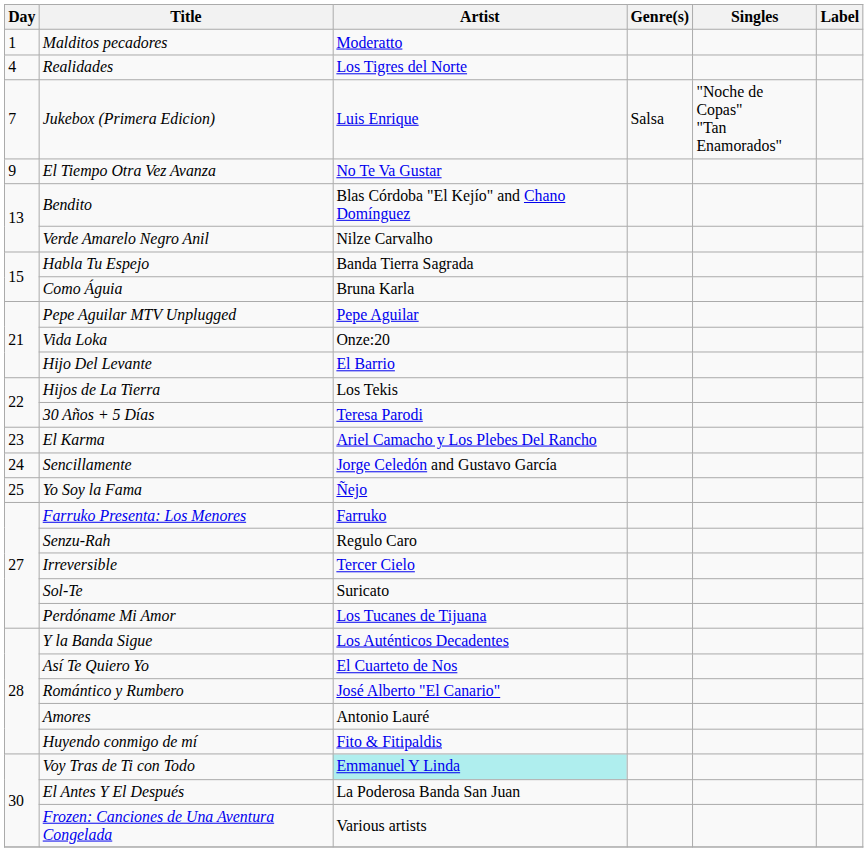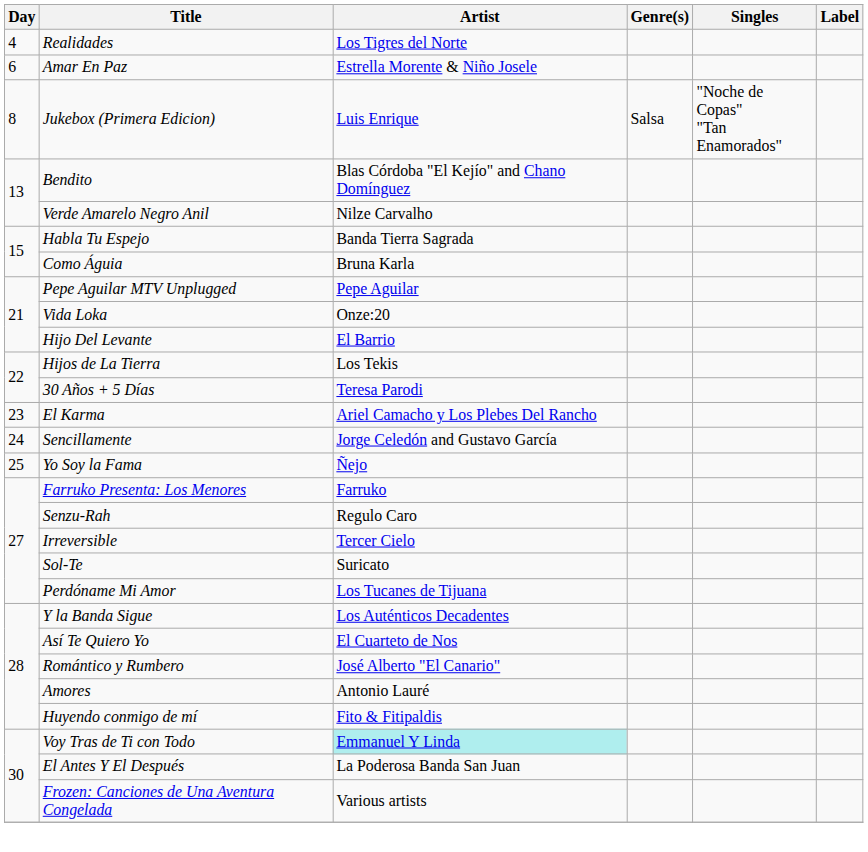- row: (105, 42)
+ row: (85, 67)
(12, 119) 7 -> (12, 119) 8
- row: (129, 171)
